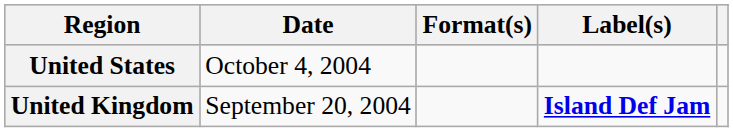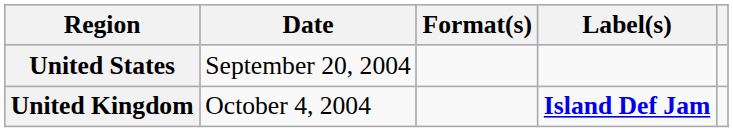(288, 65) October 4, 2004 -> (308, 65) September 20, 2004
(308, 106) September 20, 2004 -> (288, 106) October 4, 2004
